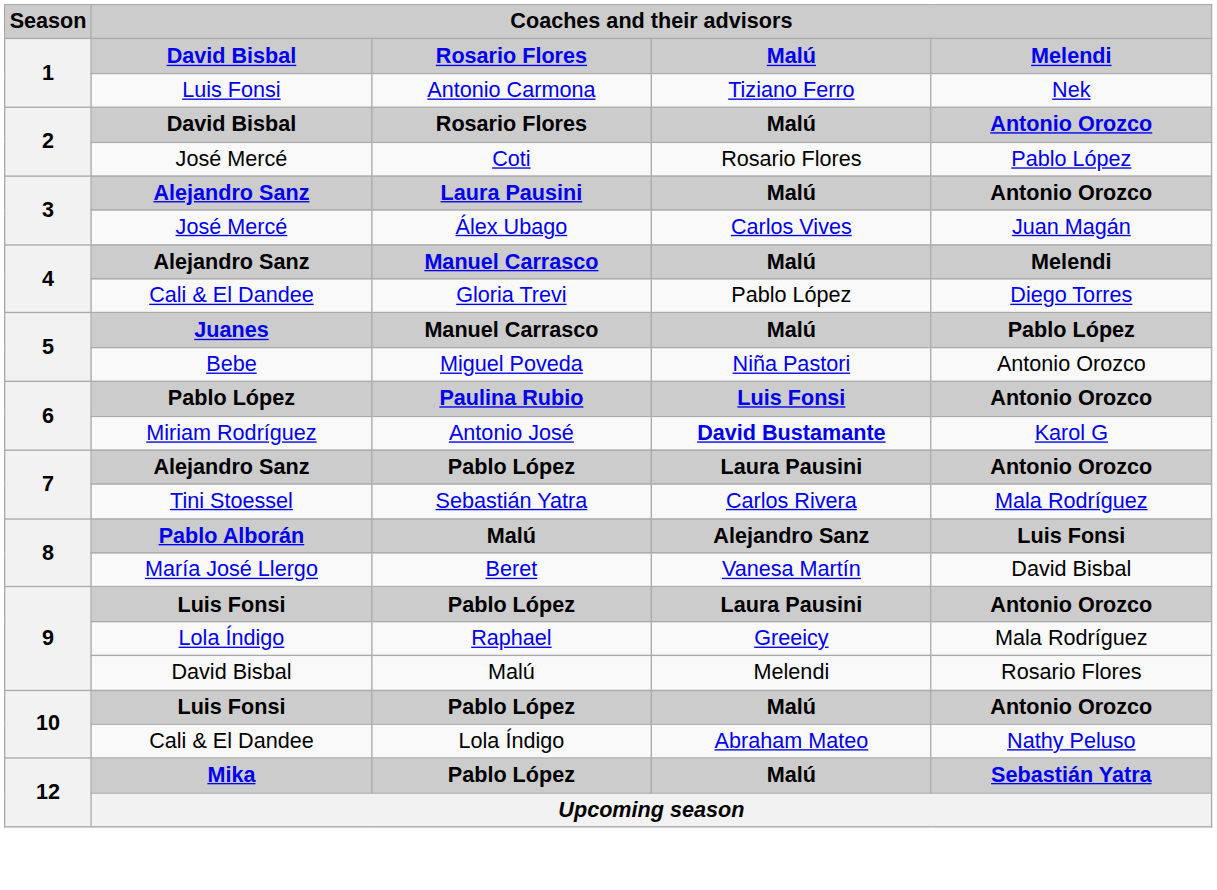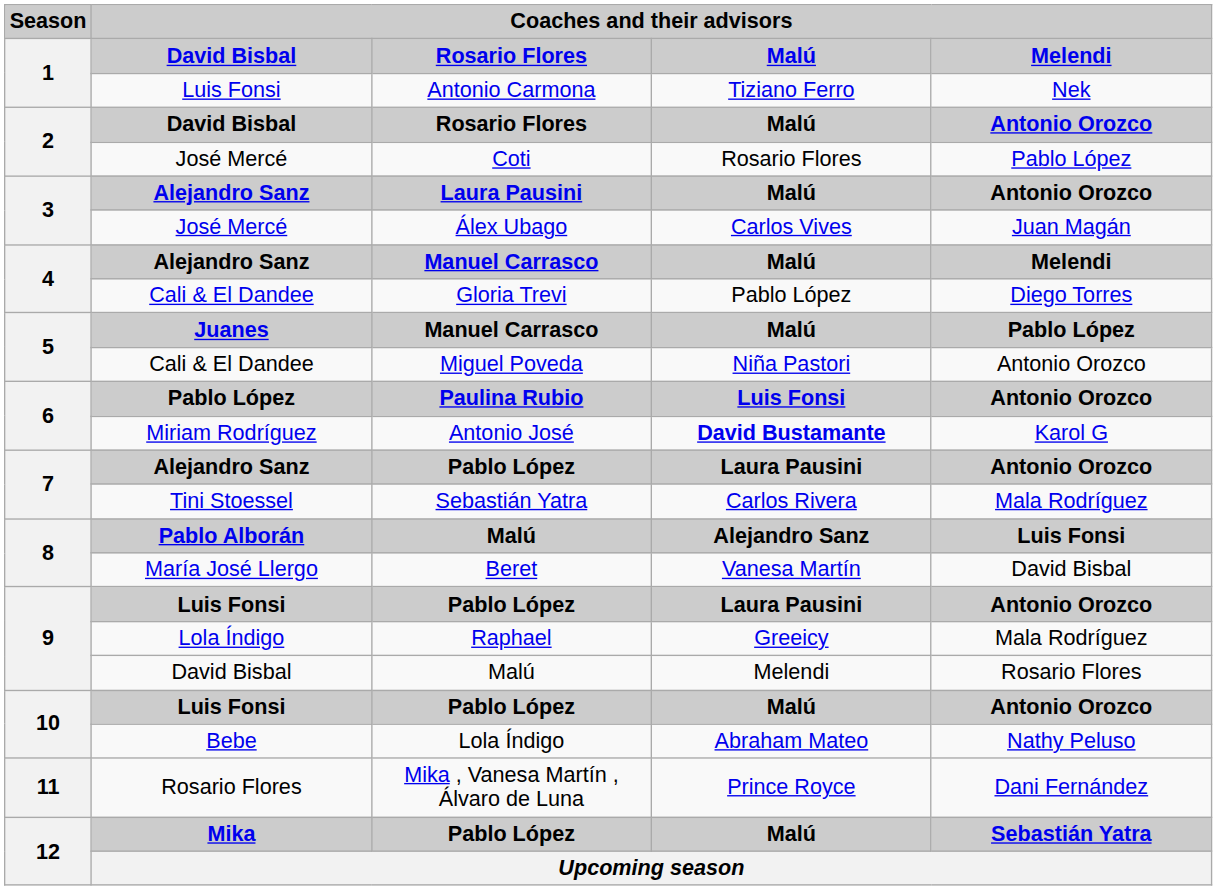(231, 364) Bebe -> (231, 364) Cali & El Dandee
(231, 741) Cali & El Dandee -> (231, 741) Bebe
+ row: (48, 787)
